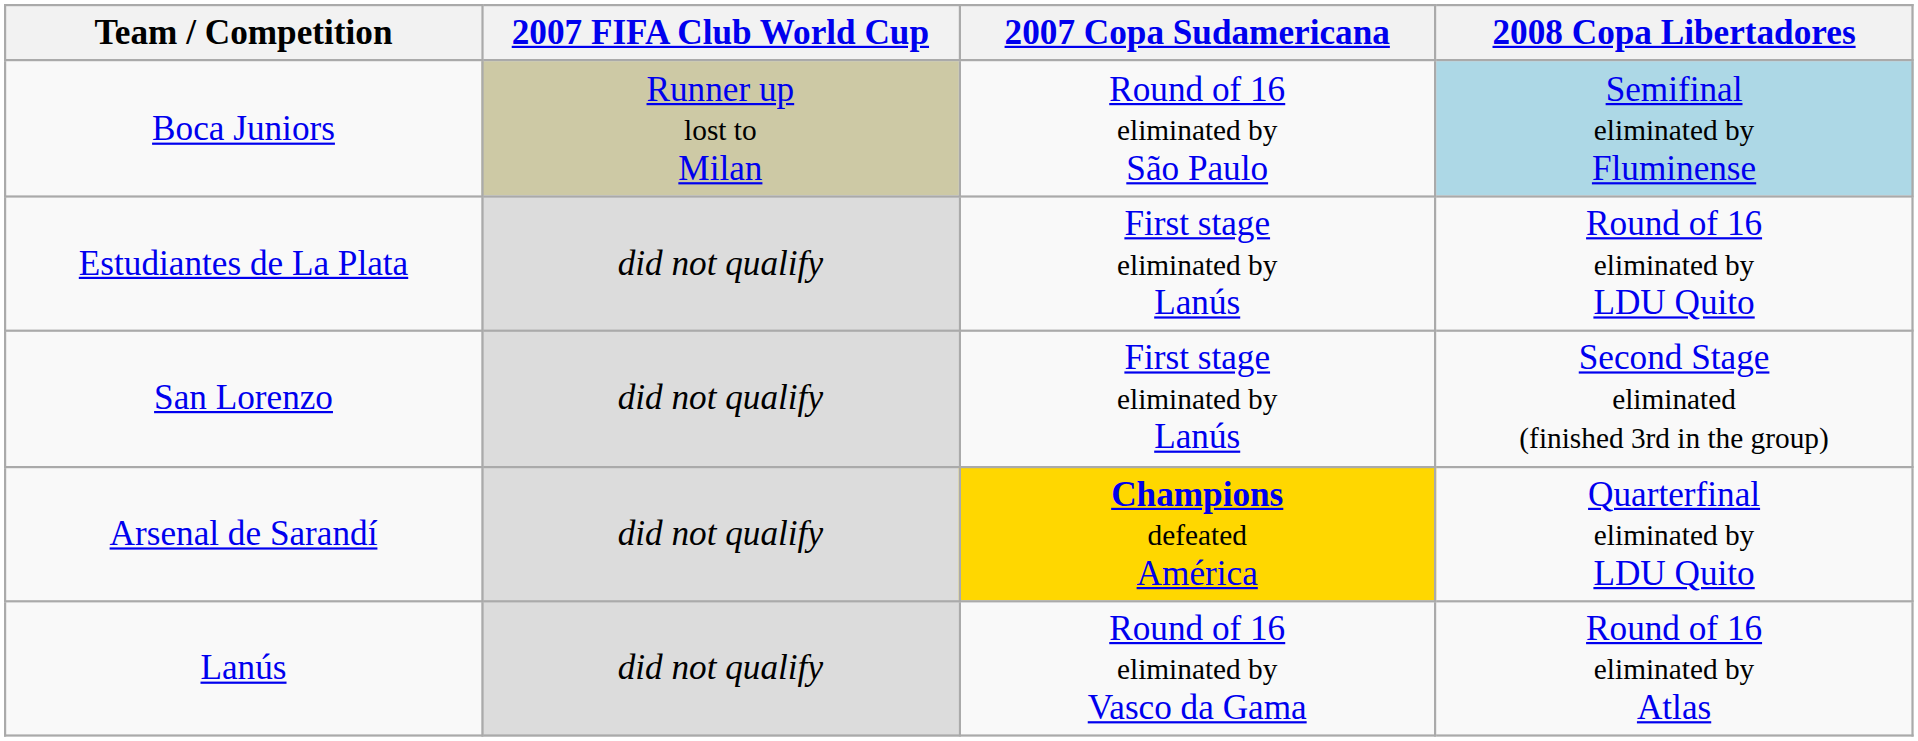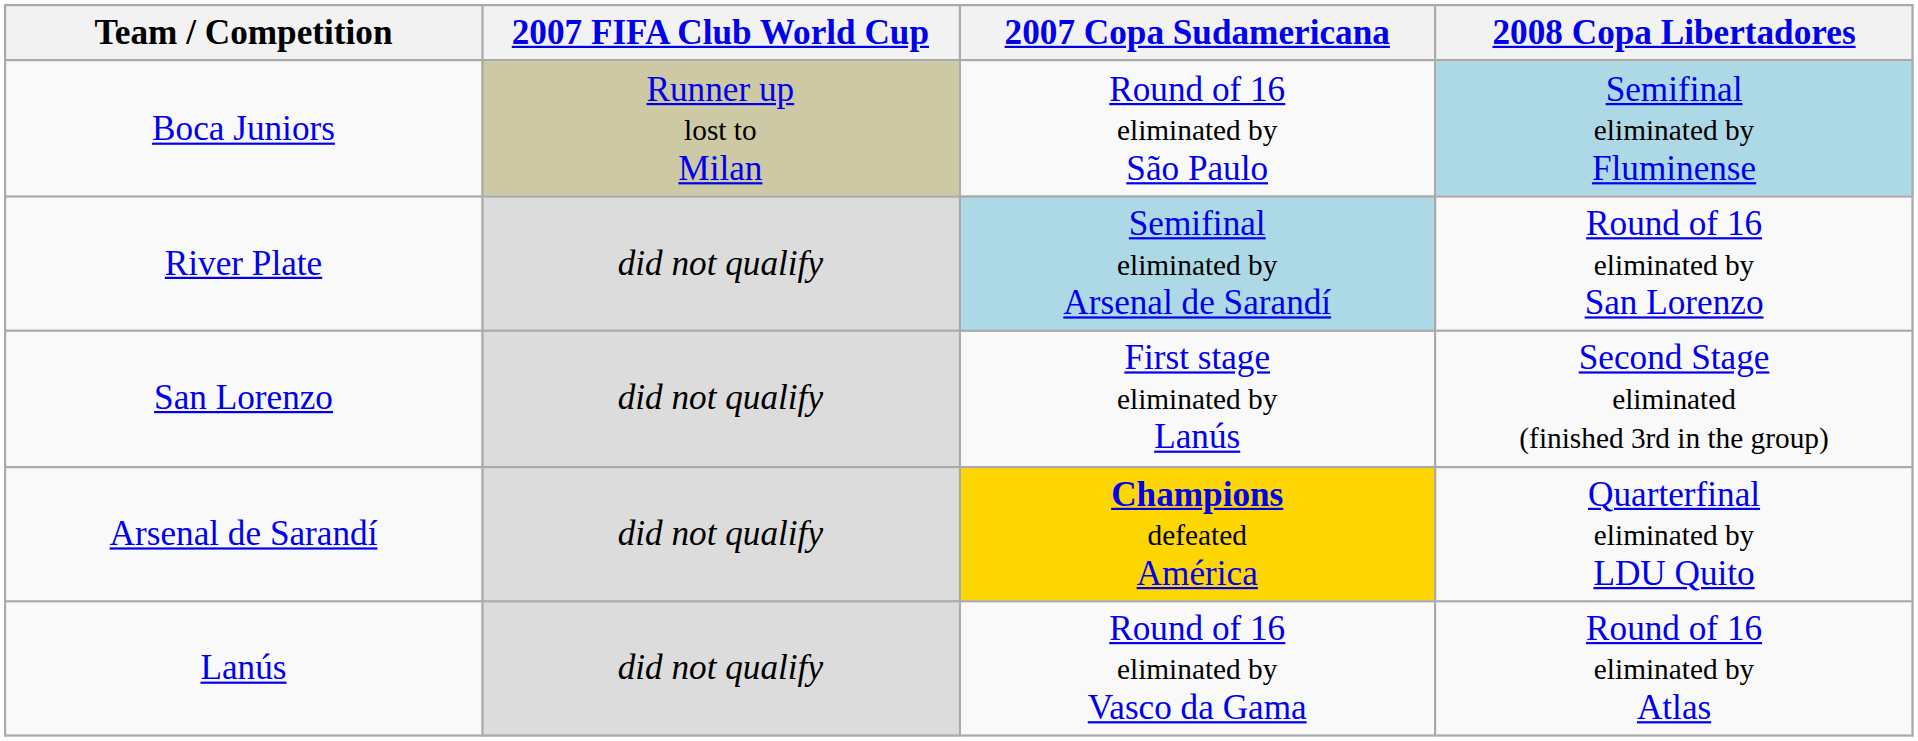+ row: (244, 262)
- row: (244, 262)
